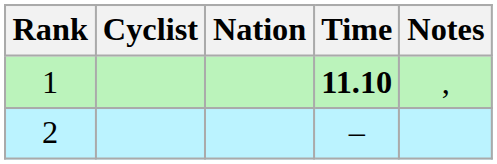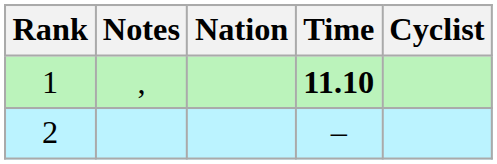columns swapped: (150, 30) <-> (446, 30)
